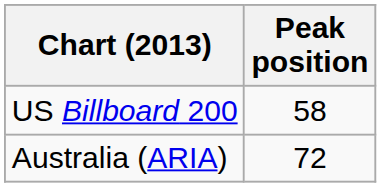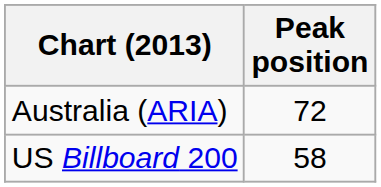rows swapped: (120, 157) <-> (125, 109)
